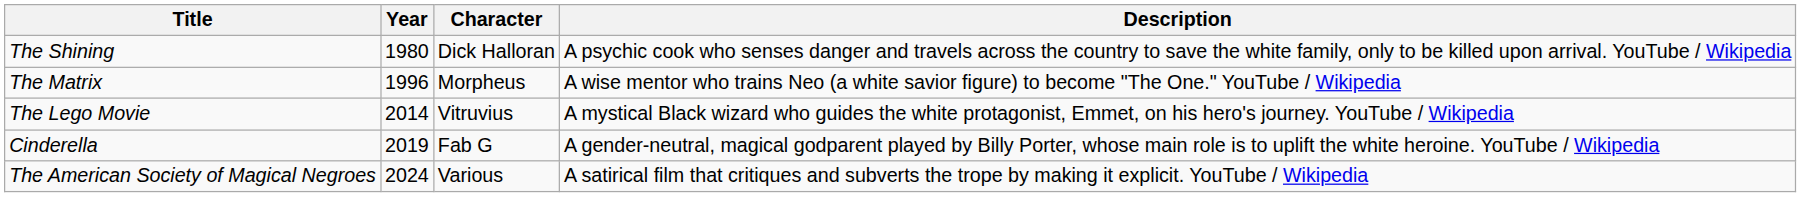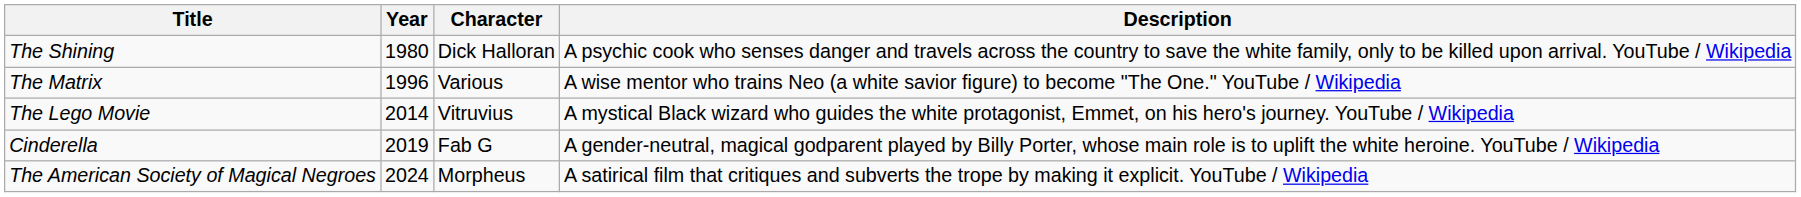(482, 82) Morpheus -> (470, 82) Various
(470, 176) Various -> (482, 176) Morpheus
